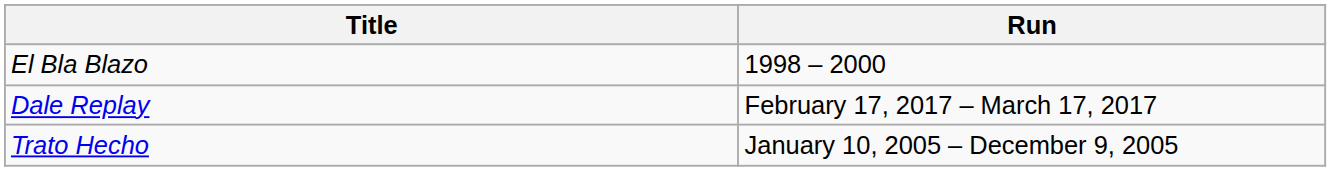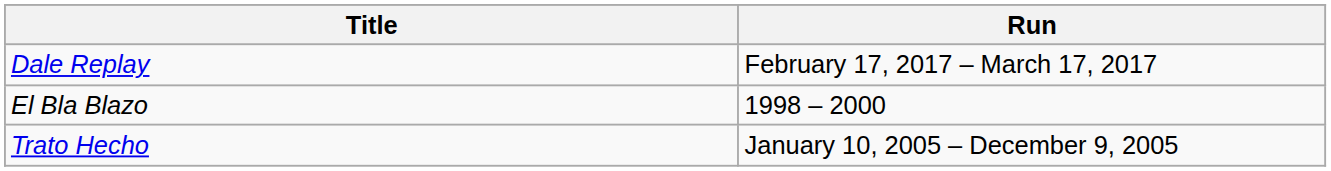rows swapped: (80, 105) <-> (79, 65)
